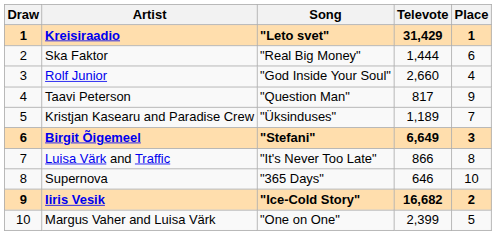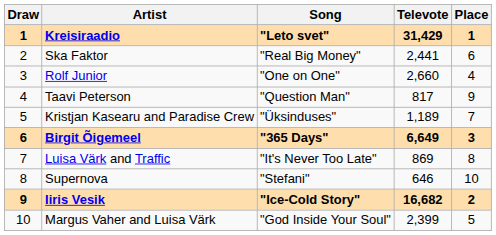(423, 55) 1,444 -> (423, 55) 2,441
(325, 76) "God Inside Your Soul" -> (300, 76) "One on One"
(288, 138) "Stefani" -> (294, 138) "365 Days"
(423, 158) 866 -> (423, 158) 869
(292, 179) "365 Days" -> (285, 179) "Stefani"
(300, 220) "One on One" -> (325, 220) "God Inside Your Soul"
